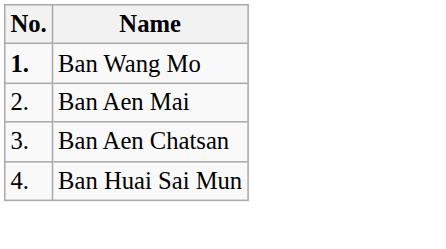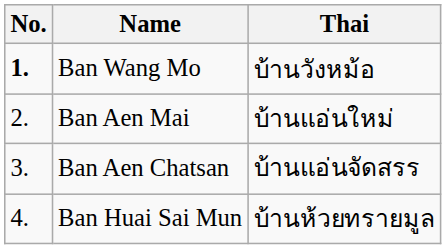+ column: (344, 24)
